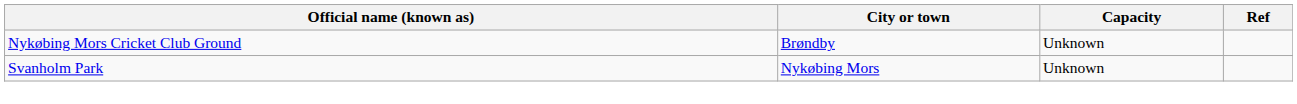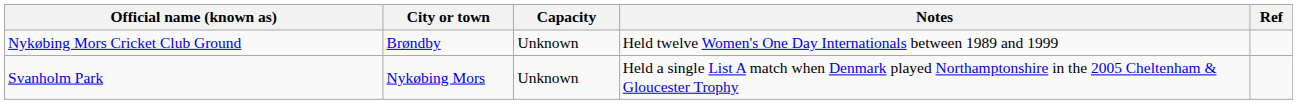+ column: (935, 17)
